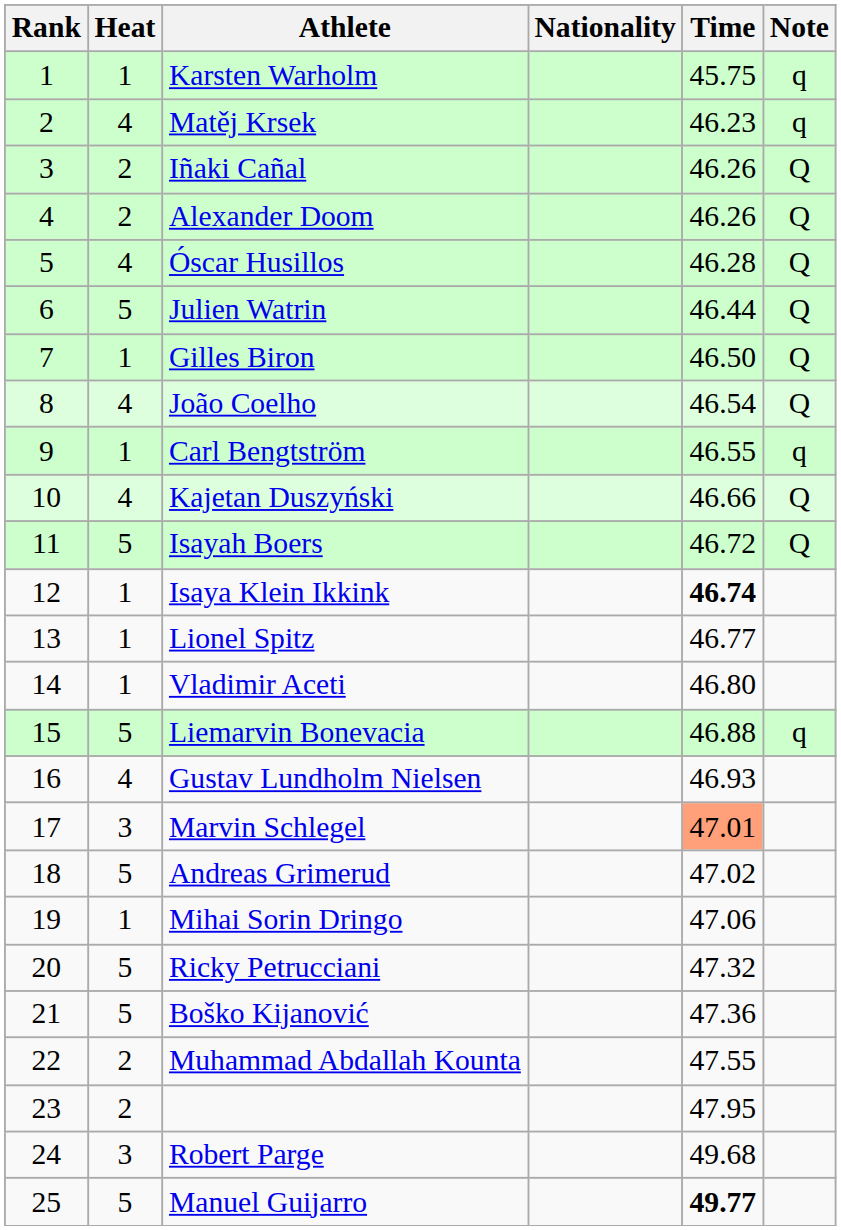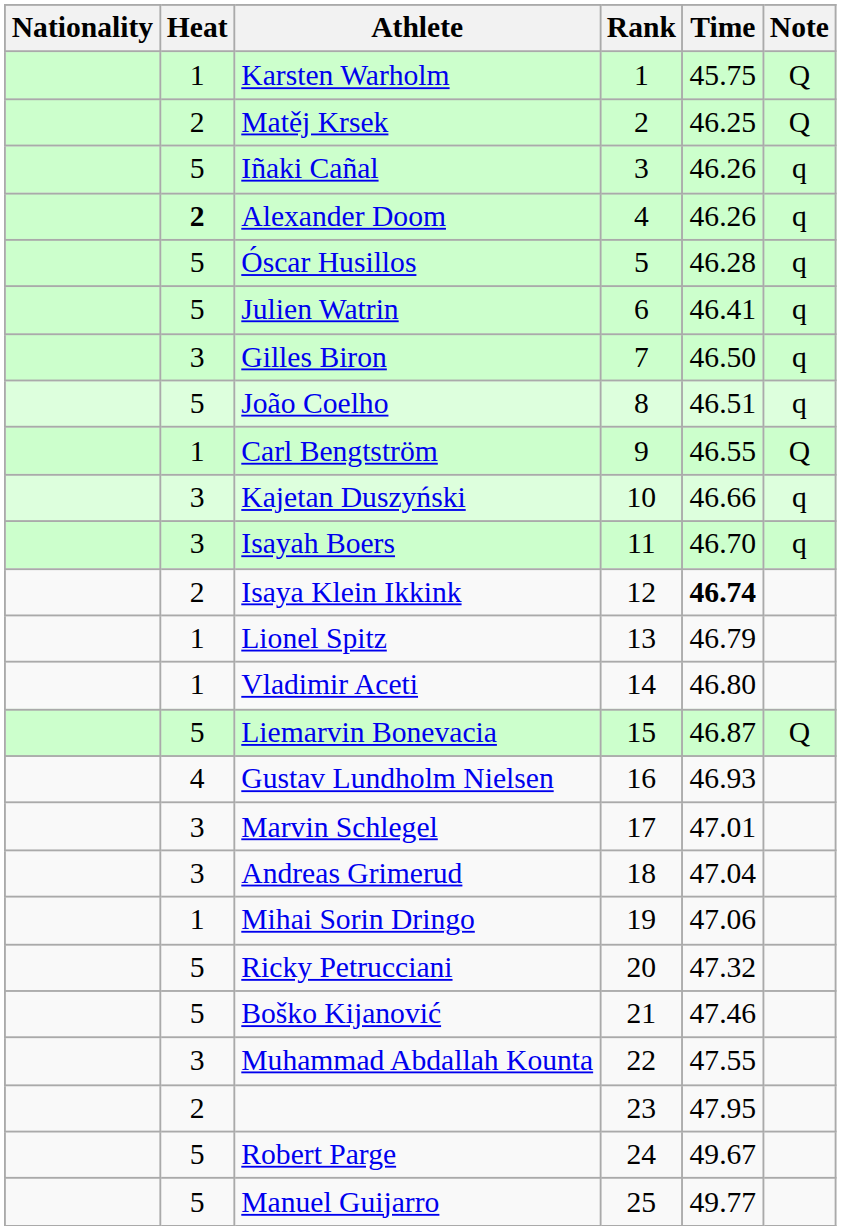columns swapped: (46, 27) <-> (605, 27)
(799, 74) q -> (799, 74) Q
(125, 121) 4 -> (197, 121) 2
(723, 121) 46.23 -> (723, 121) 46.25
(799, 121) q -> (799, 121) Q
(125, 168) 2 -> (197, 168) 5
(799, 168) Q -> (799, 168) q
(125, 215) normal -> (197, 215) bold
(799, 215) Q -> (799, 215) q
(125, 262) 4 -> (197, 262) 5
(799, 262) Q -> (799, 262) q
(723, 309) 46.44 -> (723, 309) 46.41
(799, 309) Q -> (799, 309) q
(125, 356) 1 -> (197, 356) 3
(799, 356) Q -> (799, 356) q
(125, 403) 4 -> (197, 403) 5
(723, 403) 46.54 -> (723, 403) 46.51
(799, 403) Q -> (799, 403) q
(799, 450) q -> (799, 450) Q
(125, 497) 4 -> (197, 497) 3
(799, 497) Q -> (799, 497) q
(125, 544) 5 -> (197, 544) 3
(723, 544) 46.72 -> (723, 544) 46.70
(799, 544) Q -> (799, 544) q
(125, 591) 1 -> (197, 591) 2
(723, 638) 46.77 -> (723, 638) 46.79
(723, 732) 46.88 -> (723, 732) 46.87
(799, 732) q -> (799, 732) Q
(723, 826) lightsalmon background -> (723, 826) no background
(125, 872) 5 -> (197, 872) 3
(723, 872) 47.02 -> (723, 872) 47.04
(723, 1013) 47.36 -> (723, 1013) 47.46
(125, 1060) 2 -> (197, 1060) 3
(125, 1154) 3 -> (197, 1154) 5
(723, 1154) 49.68 -> (723, 1154) 49.67
(723, 1201) bold -> (723, 1201) normal
